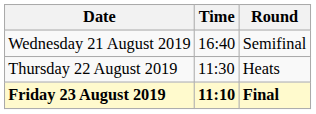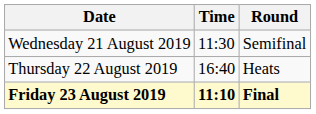(217, 43) 16:40 -> (216, 43) 11:30
(216, 69) 11:30 -> (217, 69) 16:40
